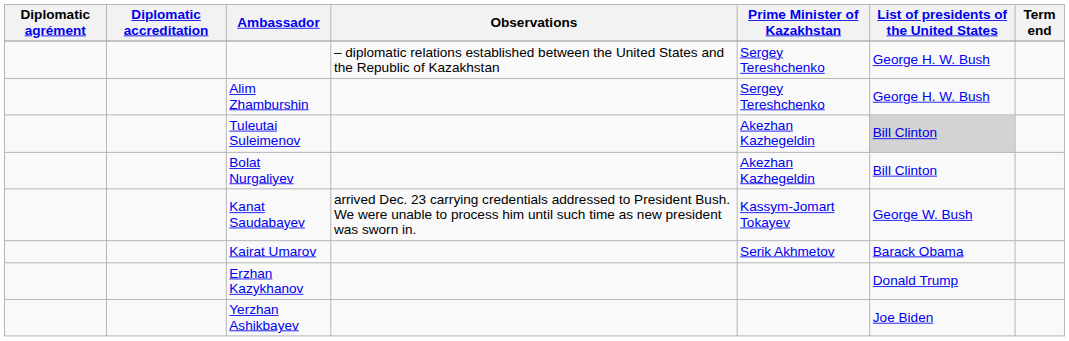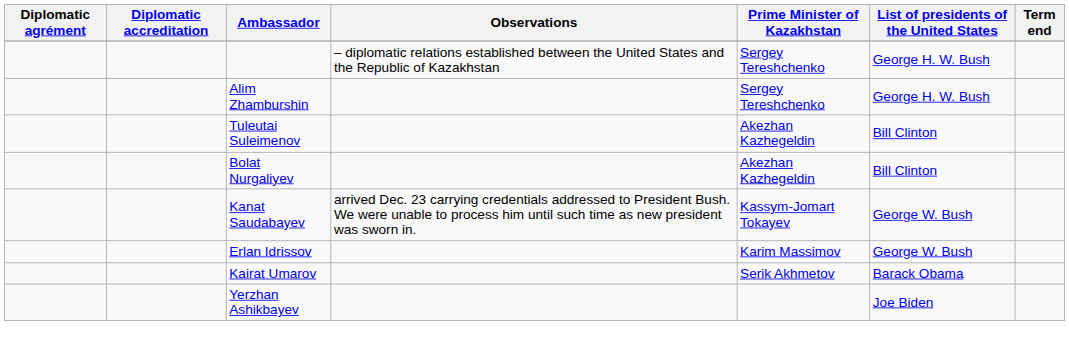(905, 133) lightgrey background -> (905, 133) no background
+ row: (270, 251)
- row: (266, 281)
